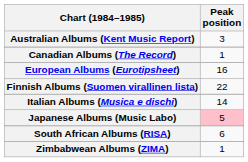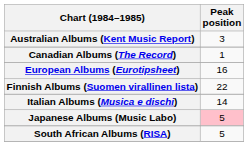(222, 133) 6 -> (222, 133) 5
- row: (102, 149)
